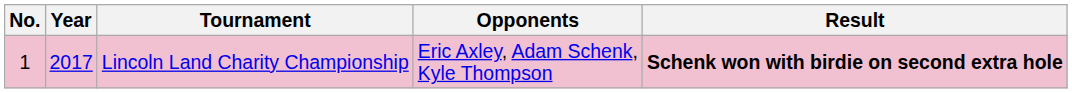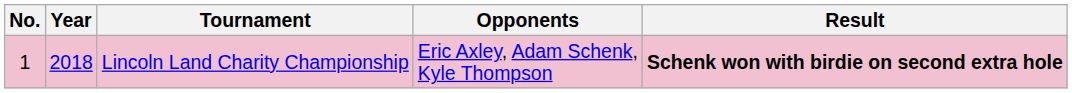(71, 62) 2017 -> (71, 62) 2018
